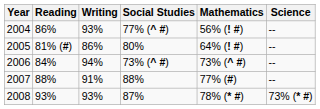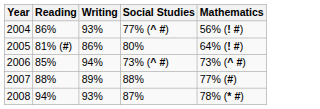- column: (291, 12)
(46, 63) 84% -> (46, 63) 85%
(92, 79) 91% -> (92, 79) 89%
(46, 96) 93% -> (46, 96) 94%
